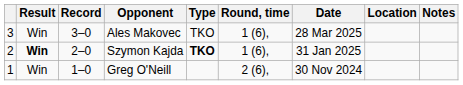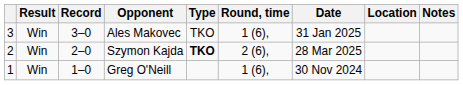(328, 32) 28 Mar 2025 -> (328, 32) 31 Jan 2025
(37, 51) bold -> (37, 51) normal
(255, 51) 1 (6), -> (255, 51) 2 (6),
(328, 51) 31 Jan 2025 -> (328, 51) 28 Mar 2025
(255, 70) 2 (6), -> (255, 70) 1 (6),
